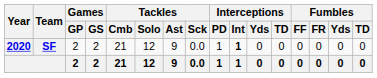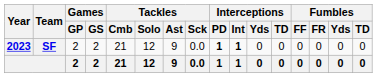(19, 47) 2020 -> (19, 47) 2023
(219, 47) normal -> (219, 47) bold
